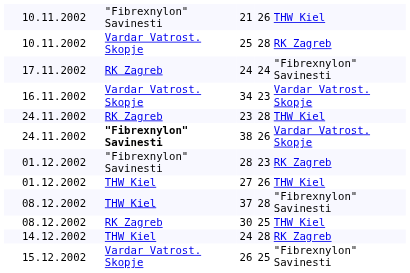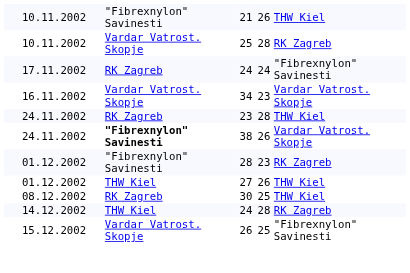- row: (54, 202)
